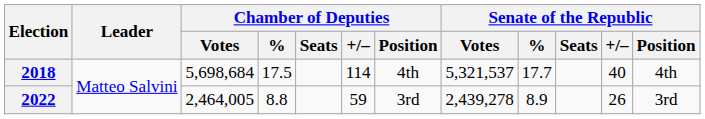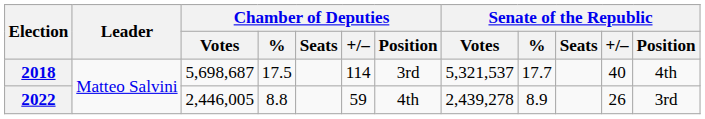(220, 72) 5,698,684 -> (220, 72) 5,698,687
(408, 72) 4th -> (408, 72) 3rd
(220, 99) 2,464,005 -> (220, 99) 2,446,005
(408, 99) 3rd -> (408, 99) 4th
